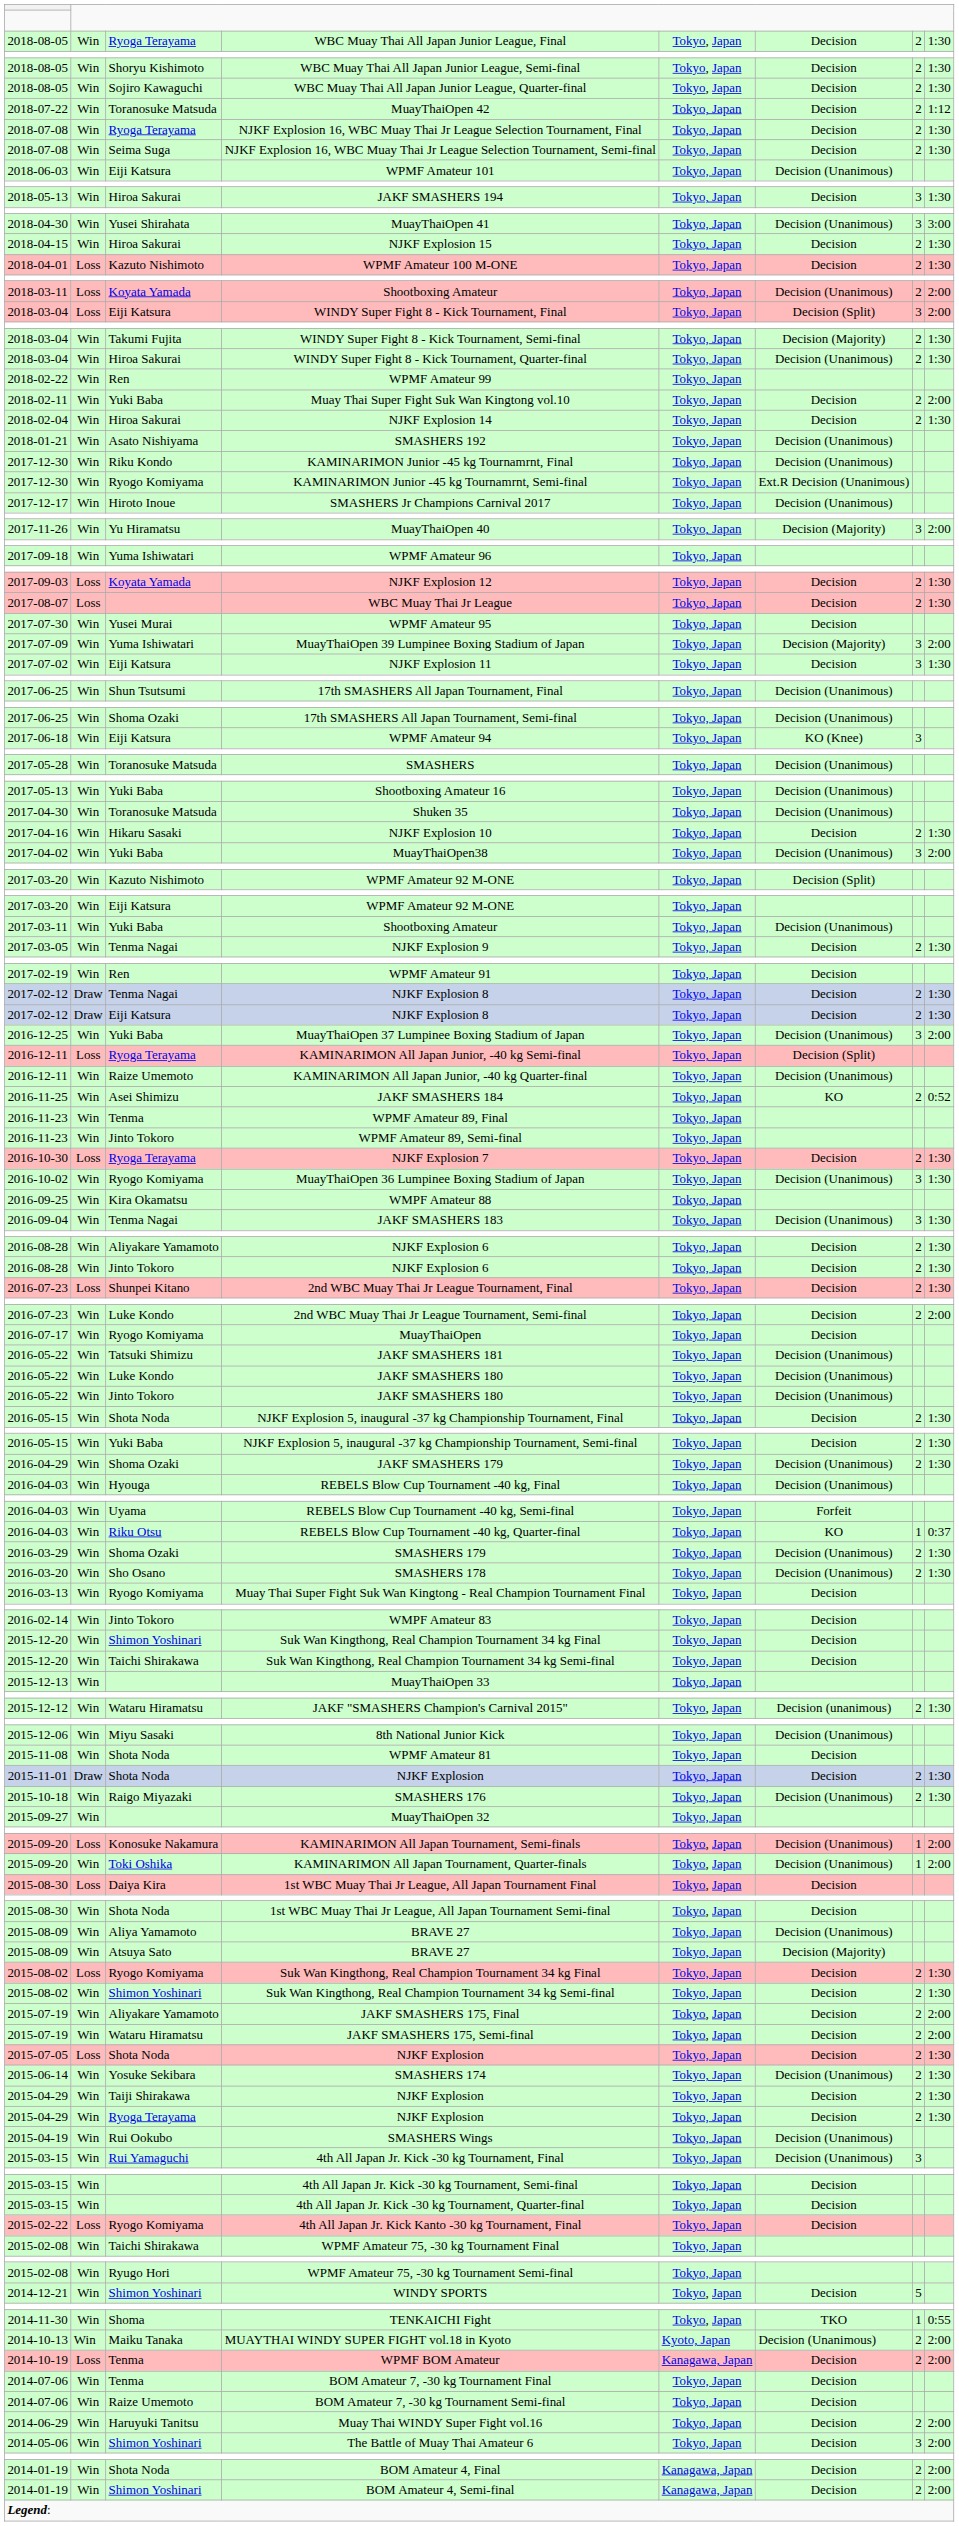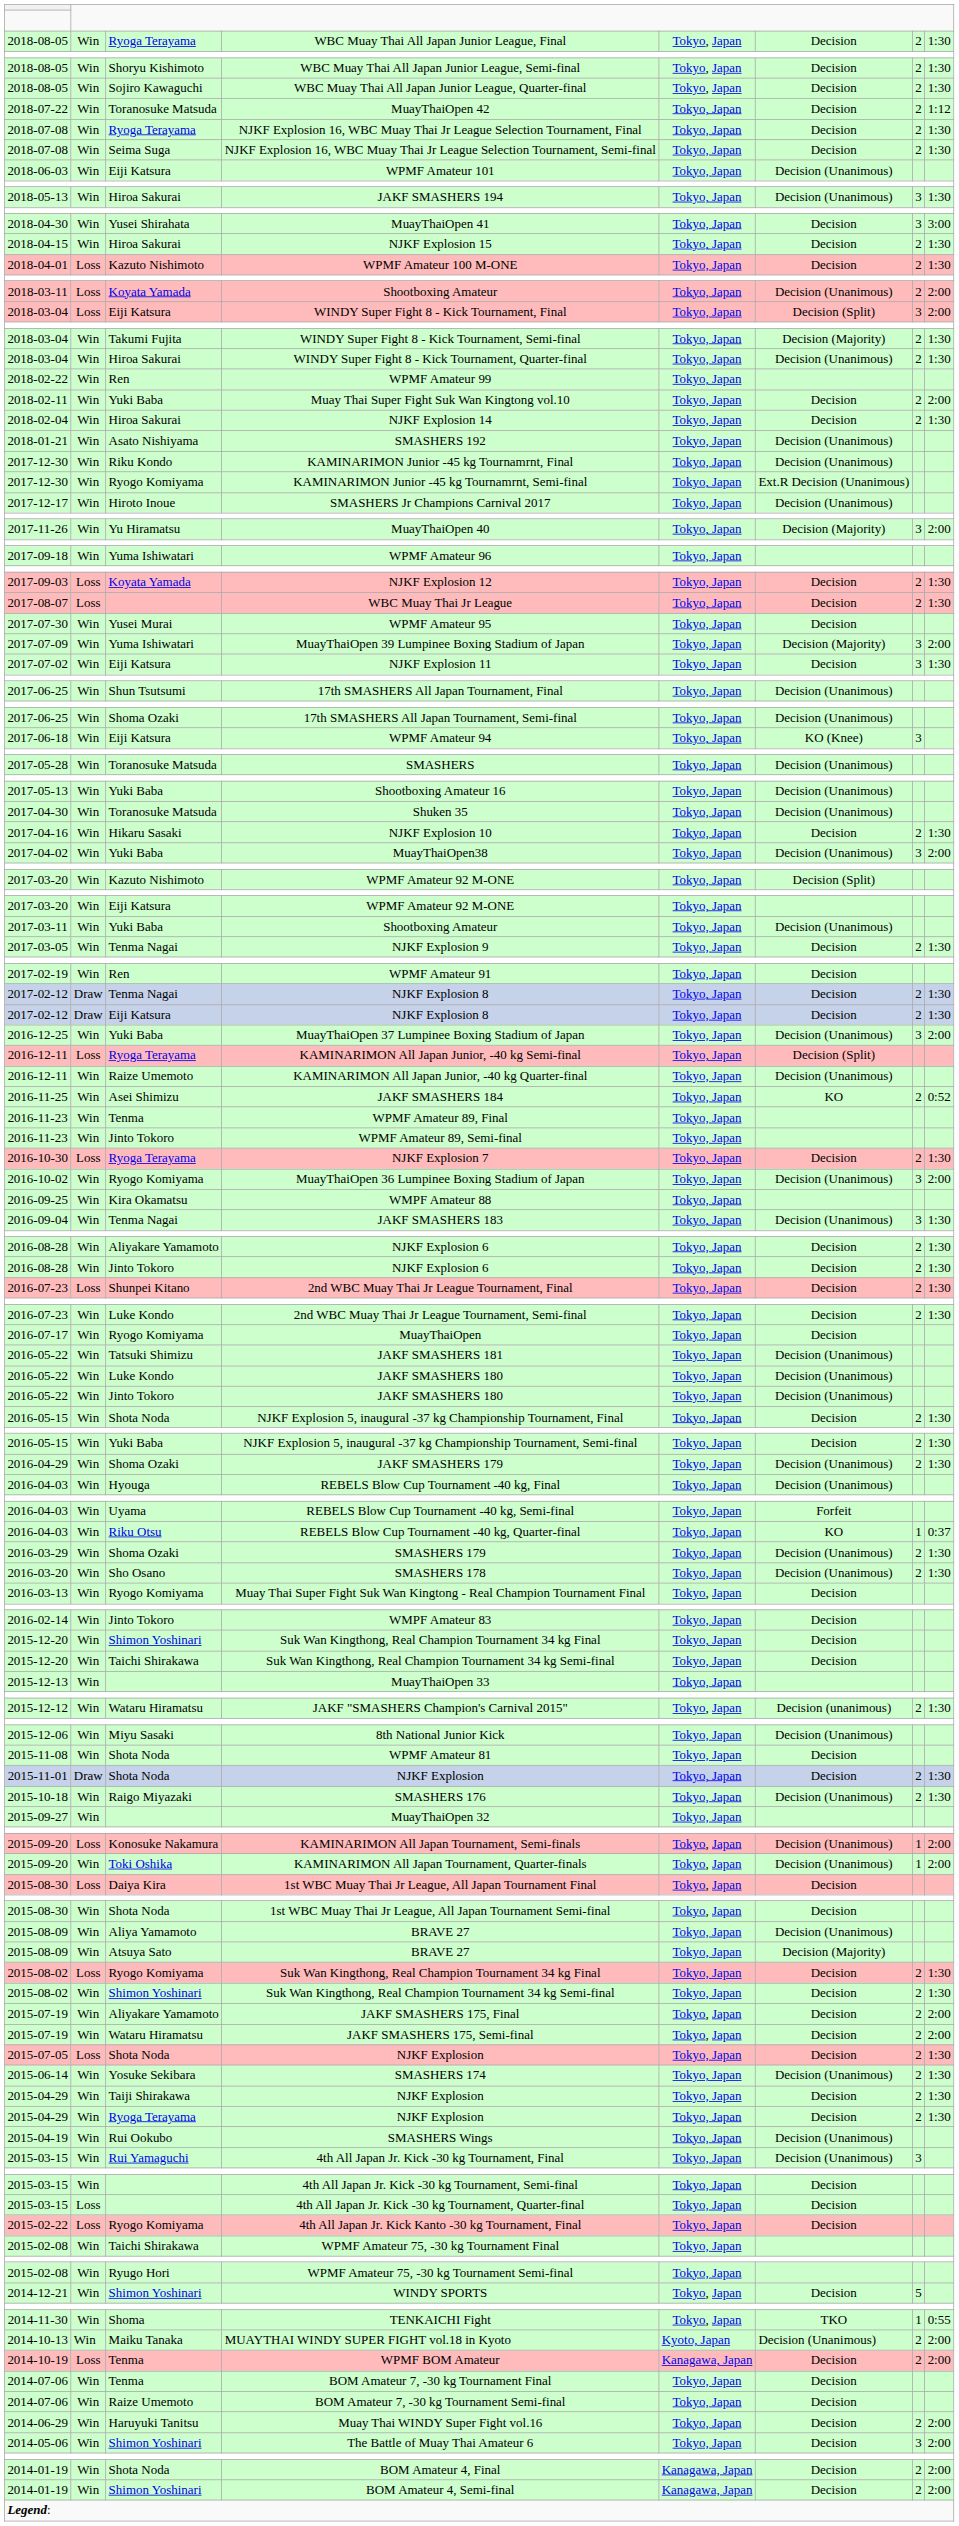(834, 197) Decision -> (834, 197) Decision (Unanimous)
(834, 223) Decision (Unanimous) -> (834, 223) Decision
(939, 1179) 1:30 -> (939, 1179) 2:00
(939, 1314) 2:00 -> (939, 1314) 1:30
(88, 2204) Win -> (88, 2204) Loss
